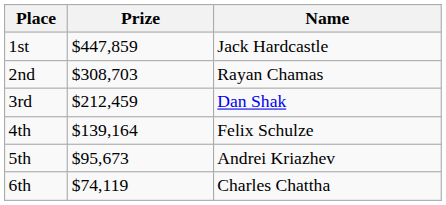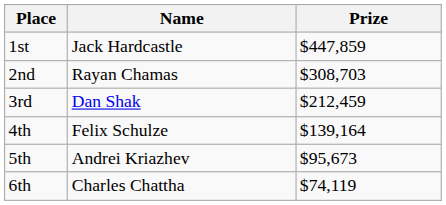columns swapped: (327, 18) <-> (140, 18)
